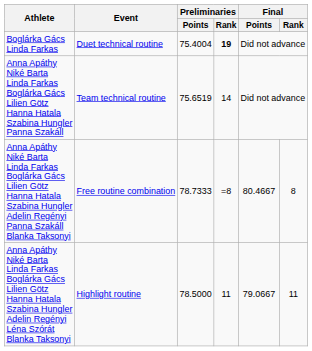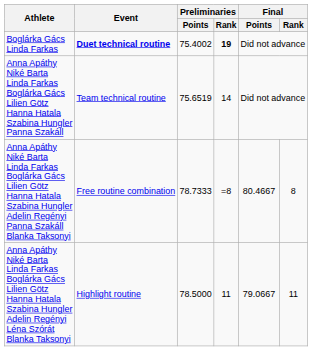(120, 44) normal -> (123, 44) bold
(196, 44) 75.4004 -> (196, 44) 75.4002
